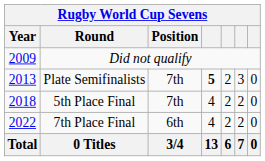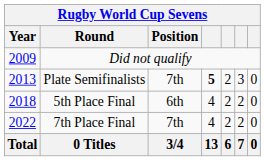(175, 101) 7th -> (175, 101) 6th
(175, 123) 6th -> (175, 123) 7th
